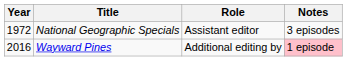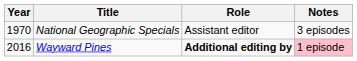(19, 30) 1972 -> (19, 30) 1970
(233, 47) normal -> (238, 47) bold
